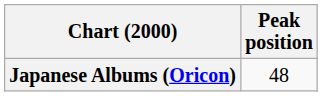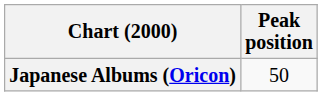(279, 74) 48 -> (279, 74) 50
